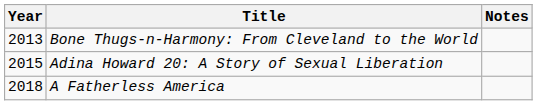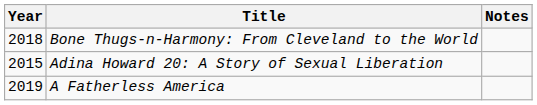(26, 40) 2013 -> (26, 40) 2018
(26, 88) 2018 -> (26, 88) 2019
